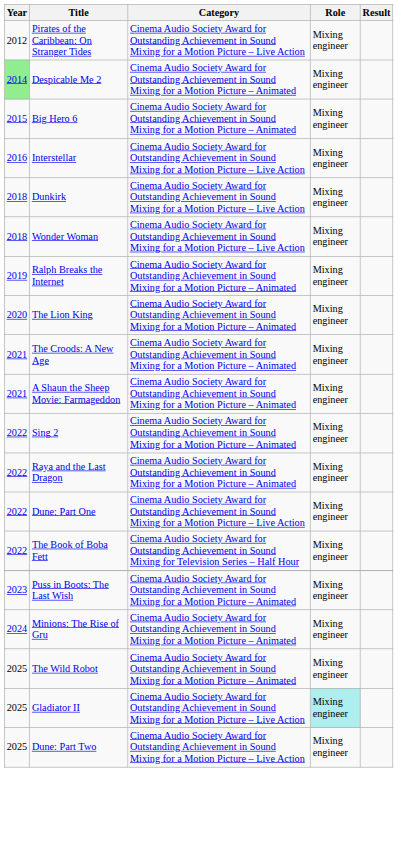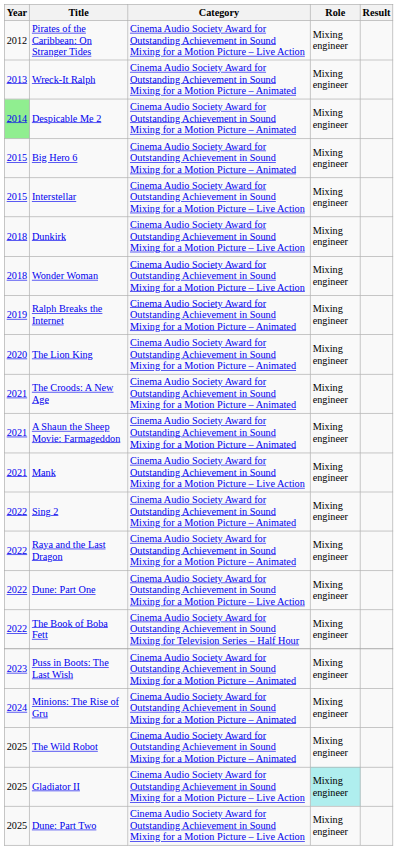+ row: (64, 79)
(17, 158) 2016 -> (17, 197) 2015
+ row: (44, 472)
